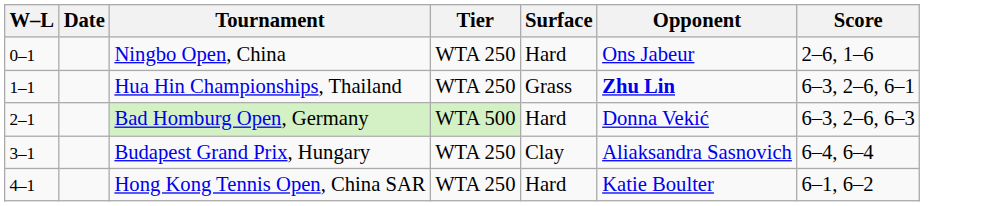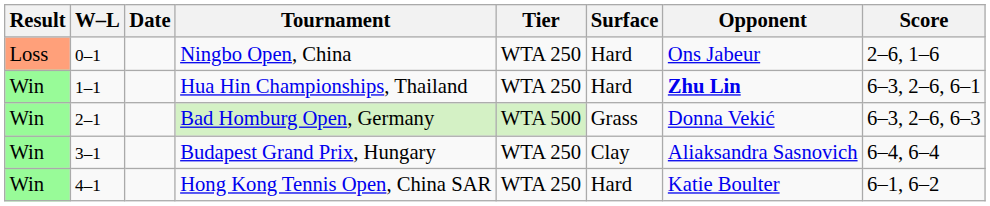+ column: (37, 20)
(548, 86) Grass -> (611, 86) Hard
(546, 119) Hard -> (614, 119) Grass
